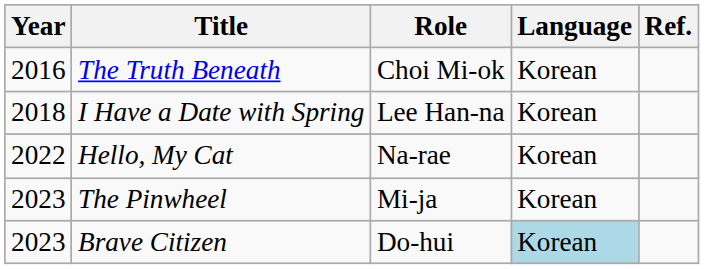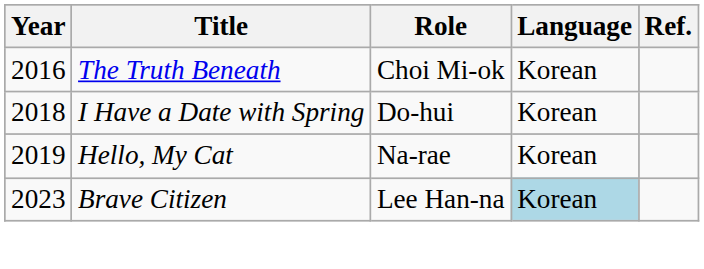(441, 112) Lee Han-na -> (415, 112) Do-hui
(38, 155) 2022 -> (38, 155) 2019
- row: (152, 198)
(415, 241) Do-hui -> (441, 198) Lee Han-na
